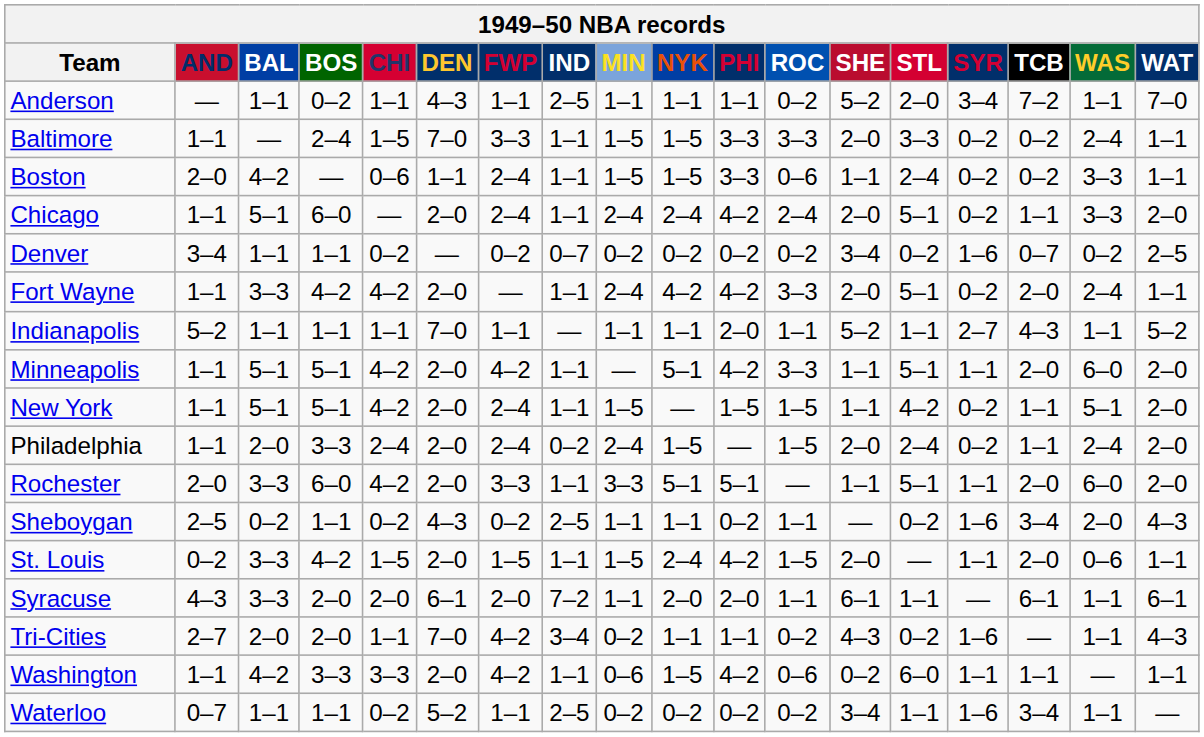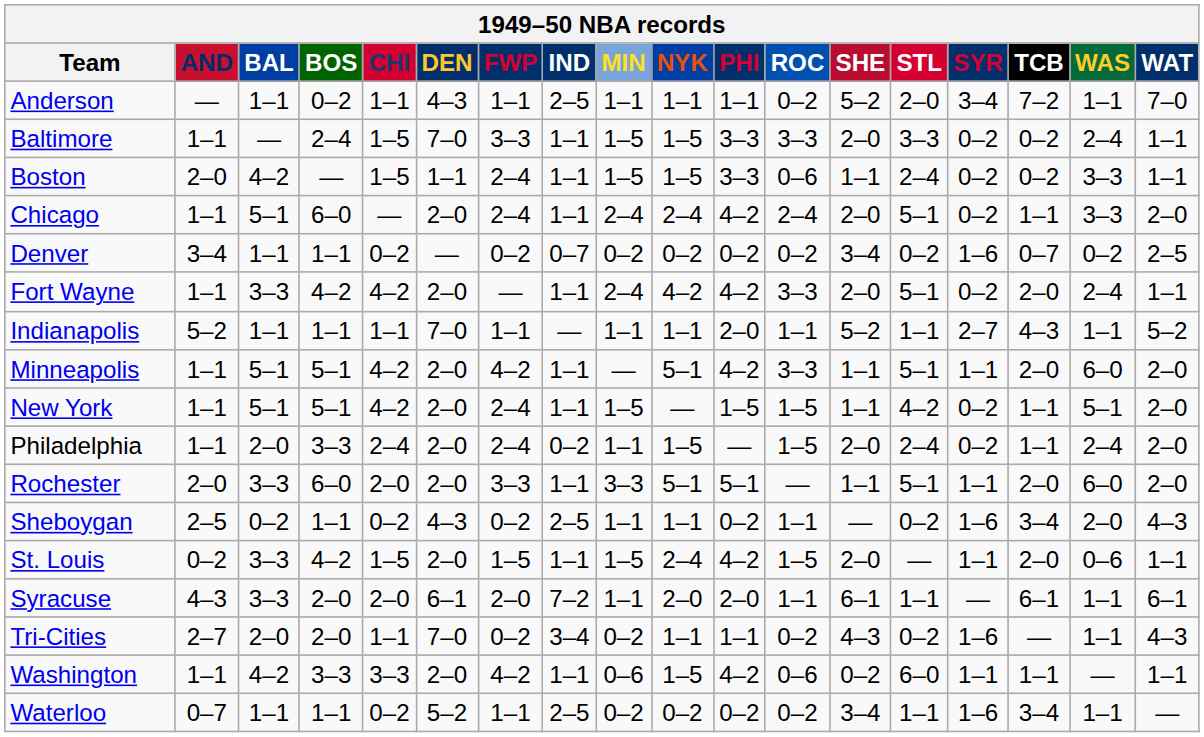(389, 177) 0–6 -> (389, 177) 1–5
(624, 445) 2–4 -> (624, 445) 1–1
(389, 483) 4–2 -> (389, 483) 2–0
(511, 636) 4–2 -> (511, 636) 0–2
